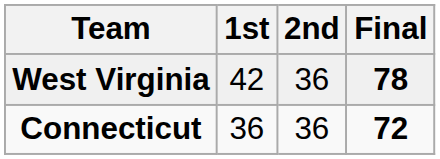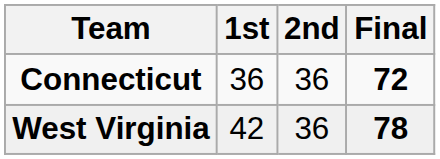rows swapped: (111, 128) <-> (111, 79)
